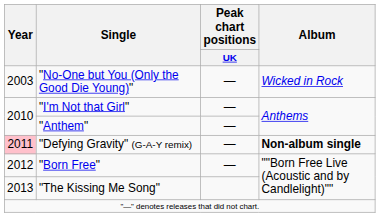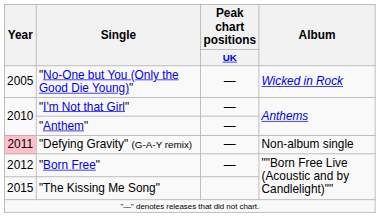(20, 81) 2003 -> (20, 81) 2005
(311, 144) bold -> (308, 144) normal
(20, 188) 2013 -> (20, 188) 2015
